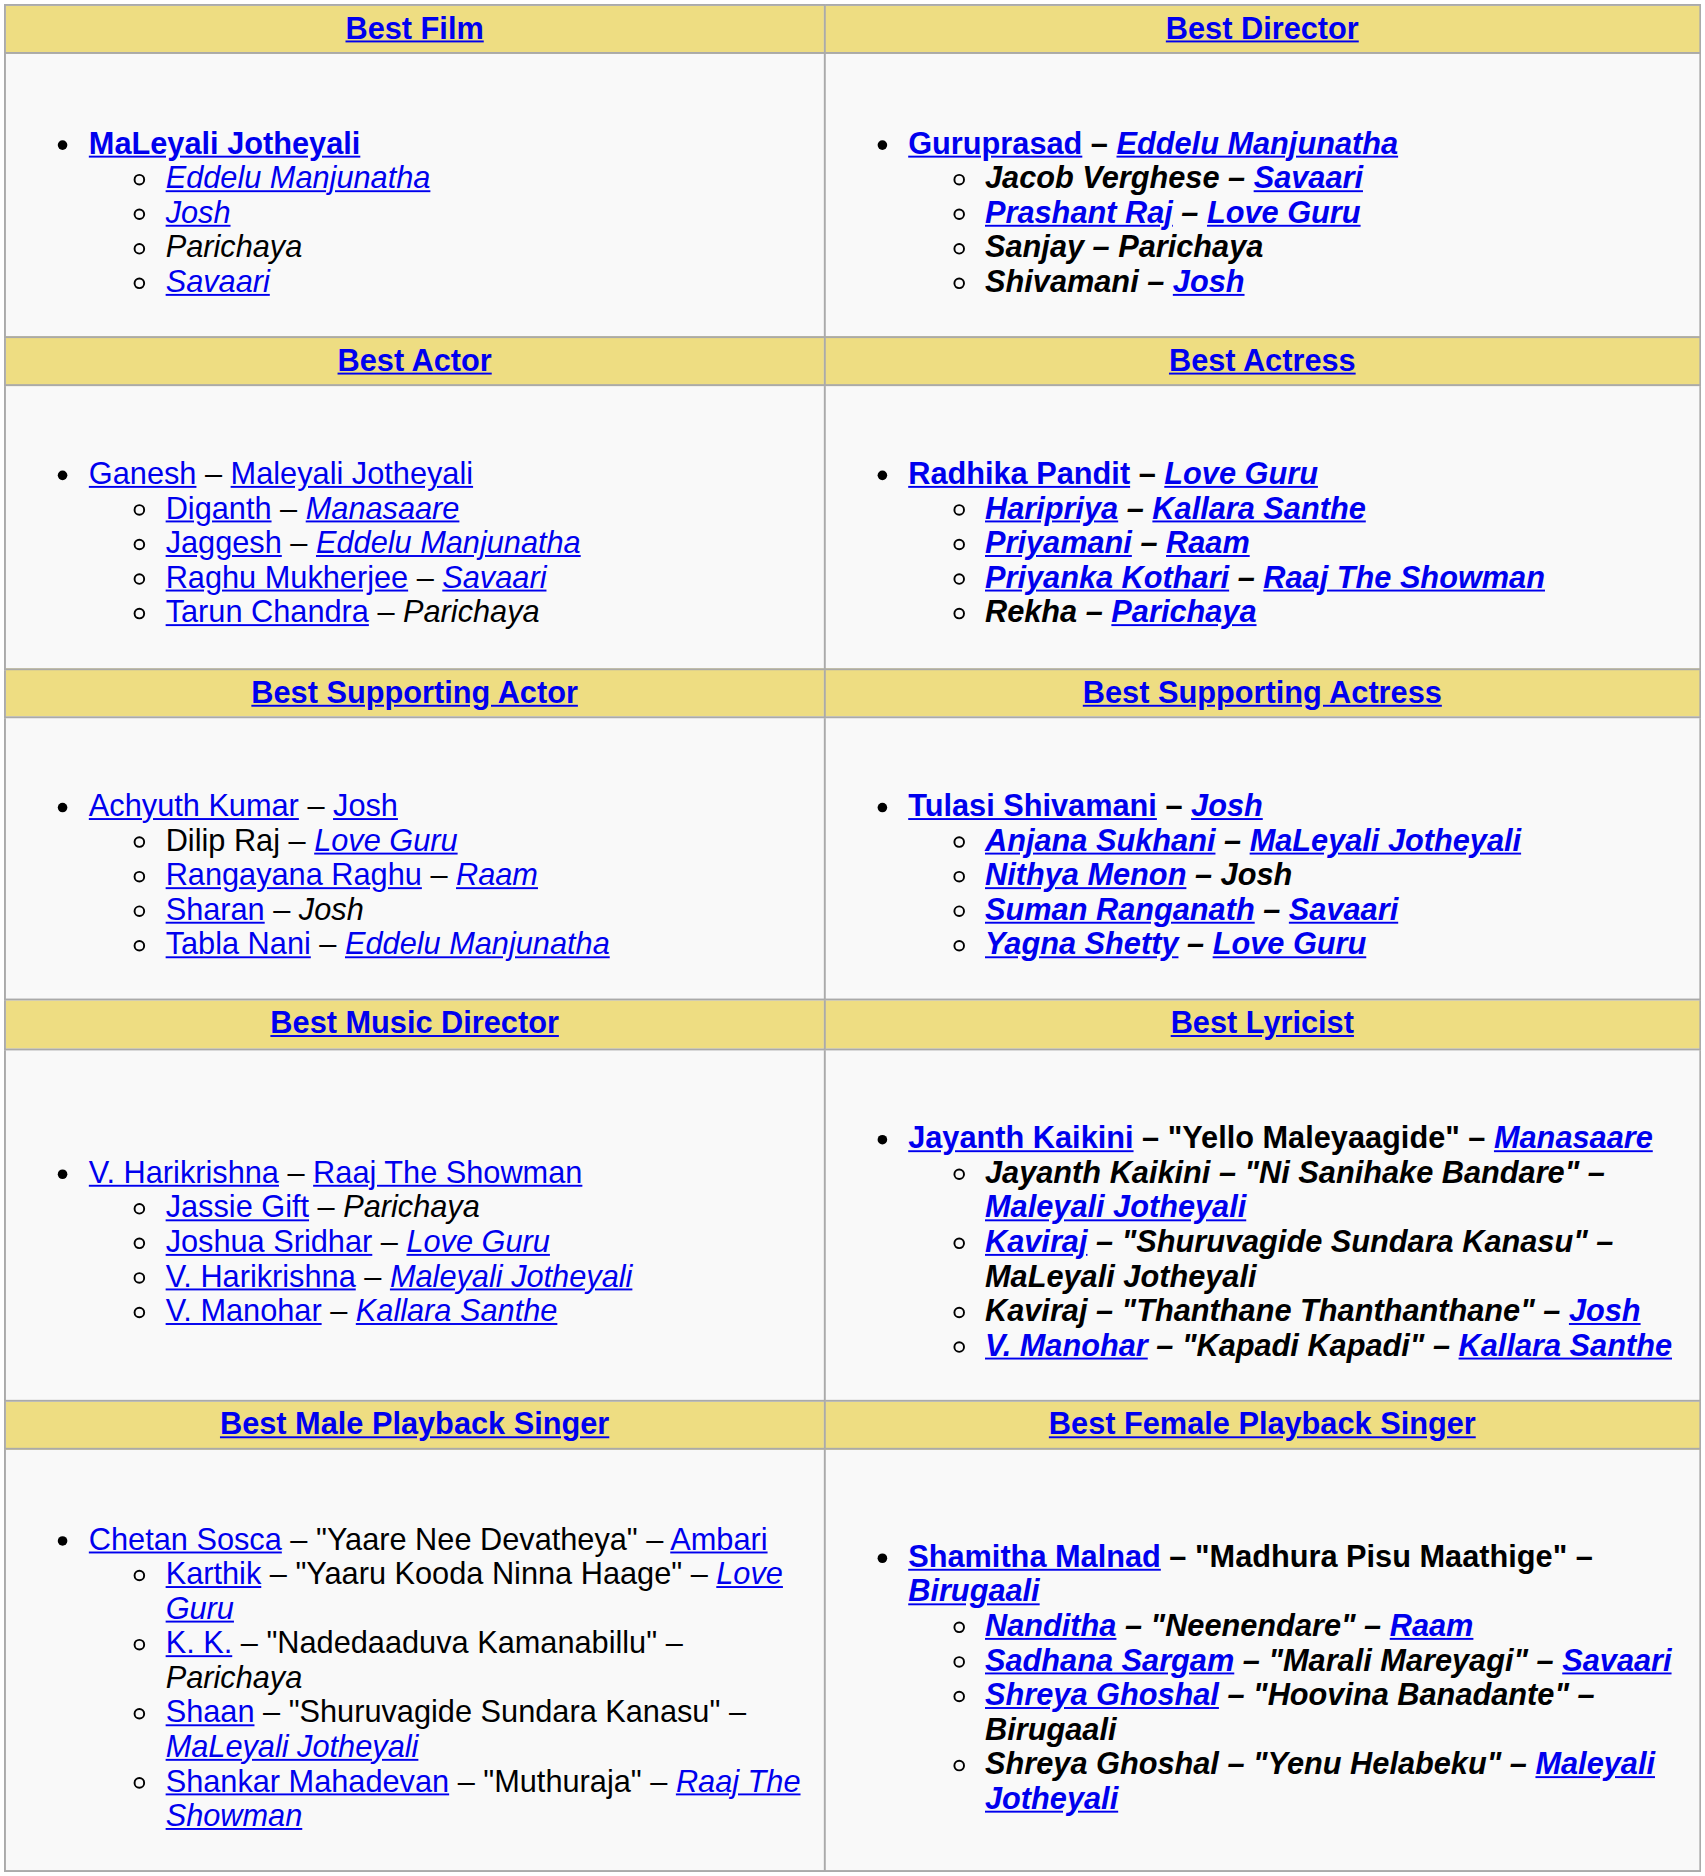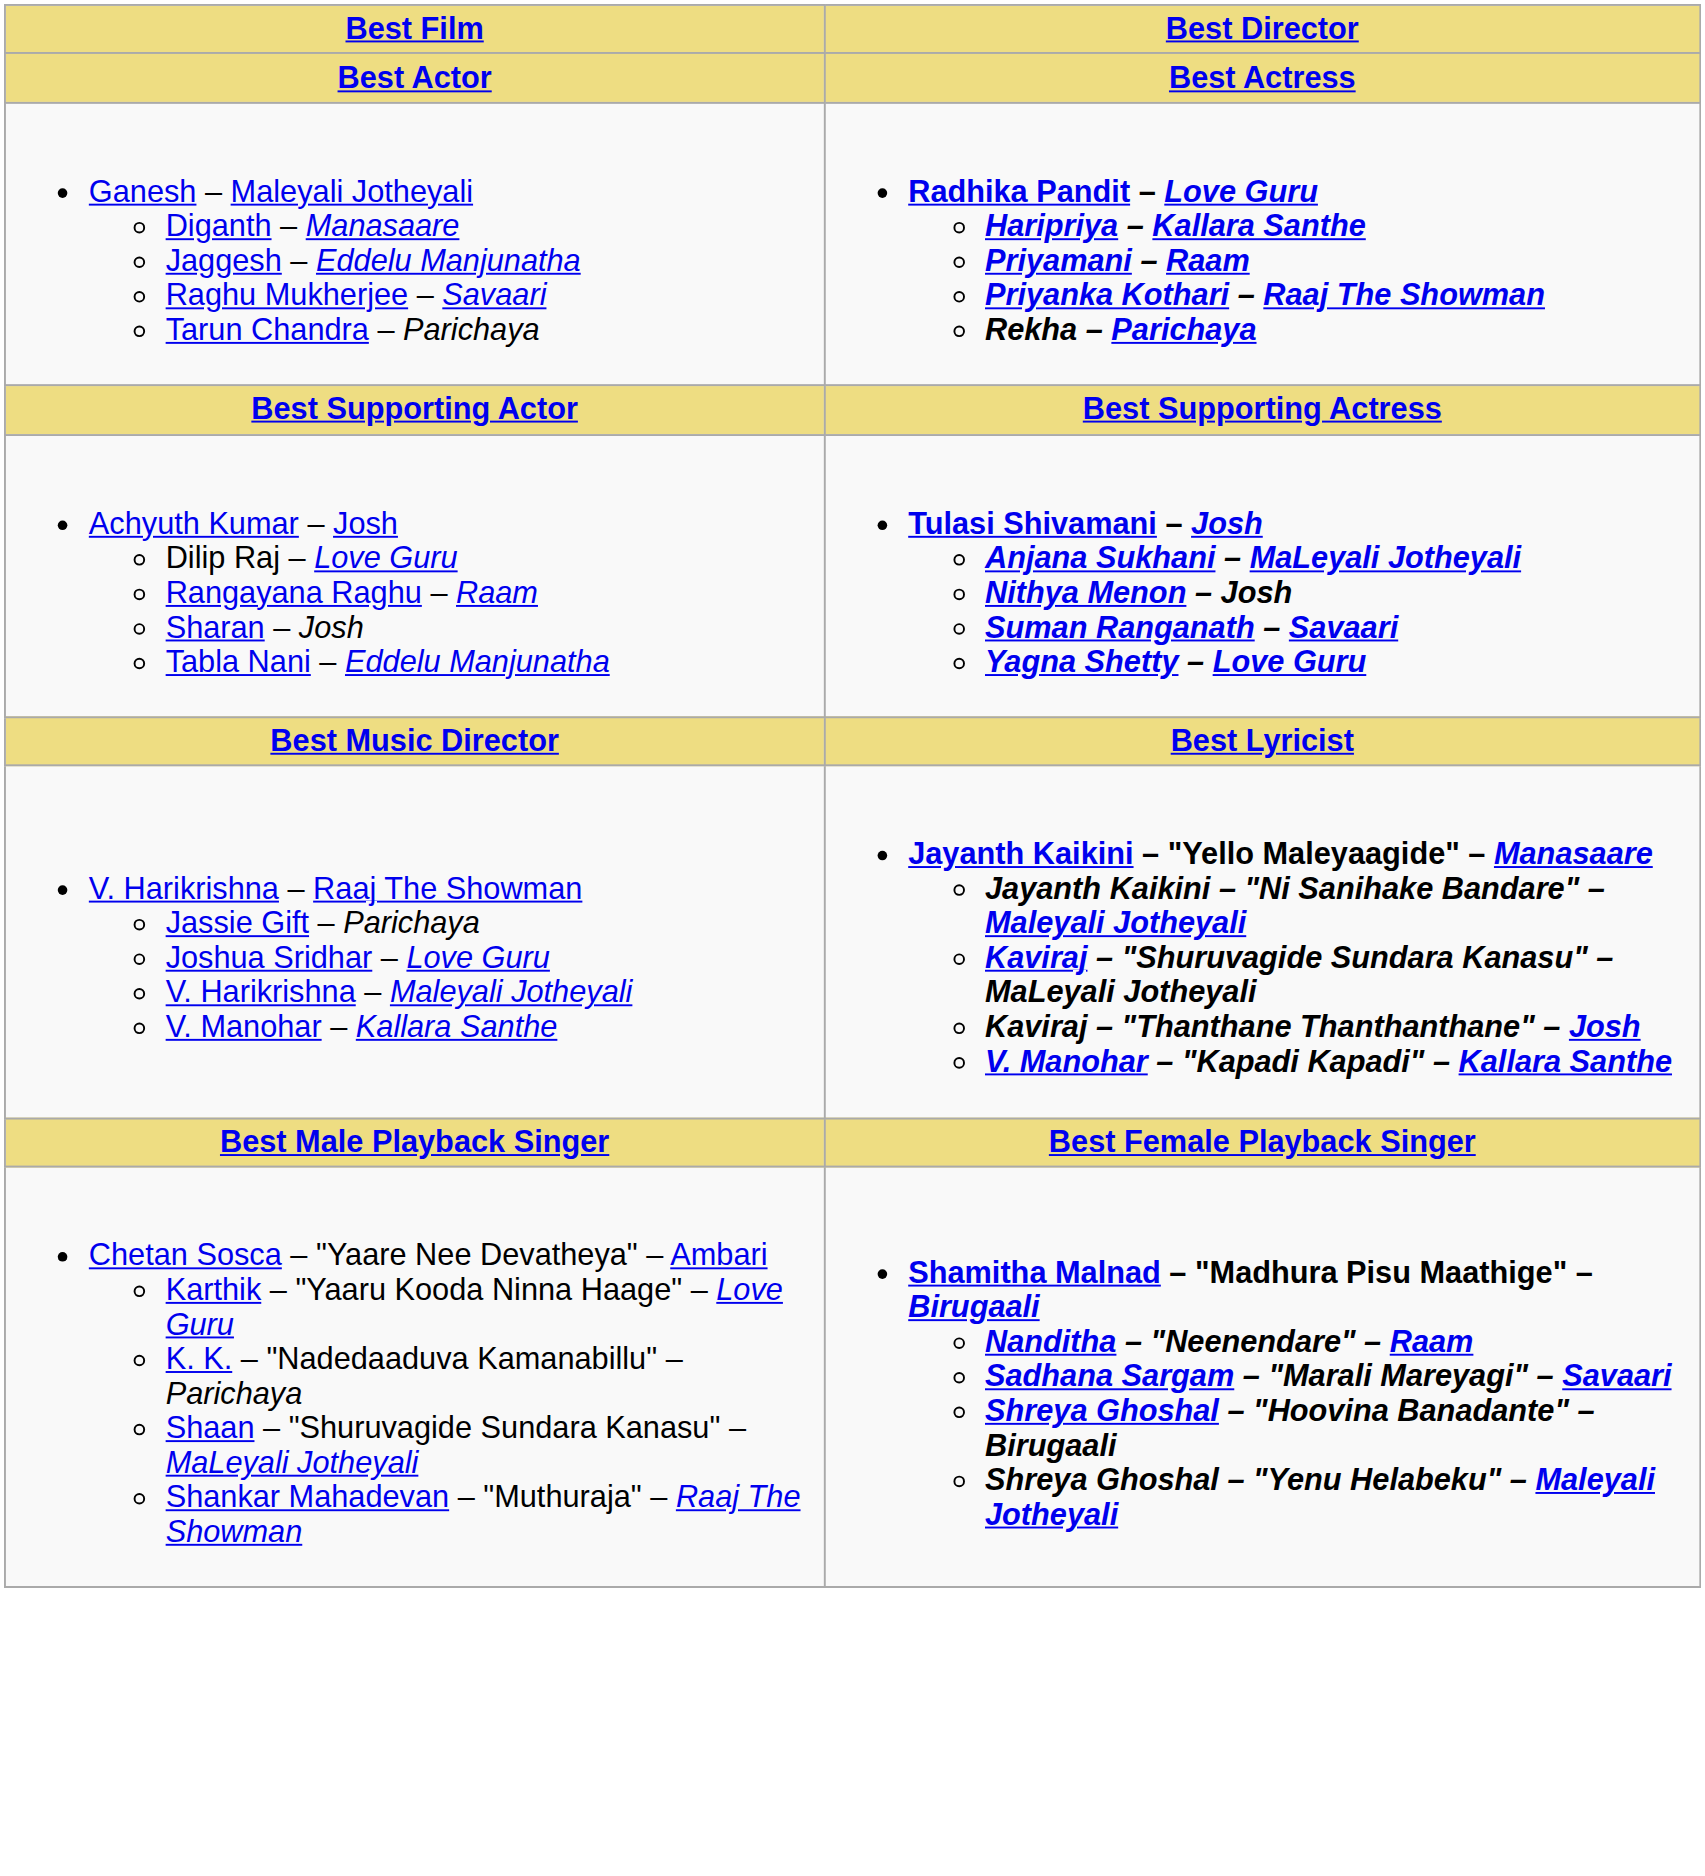- row: (415, 212)
